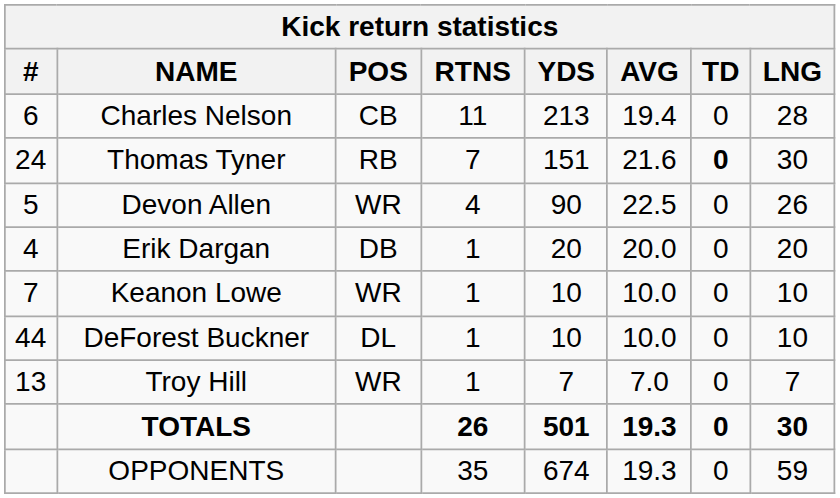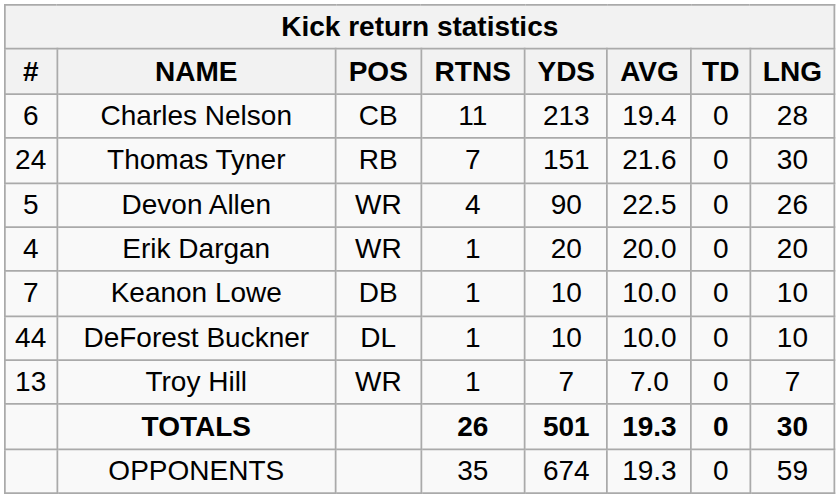(721, 159) bold -> (721, 159) normal
(378, 248) DB -> (378, 248) WR
(378, 293) WR -> (378, 293) DB
